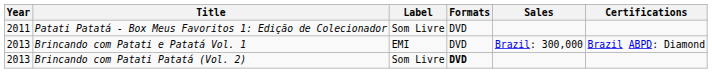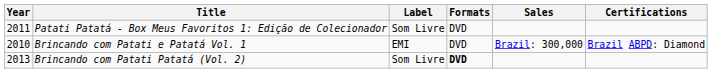(18, 44) 2013 -> (18, 44) 2010
